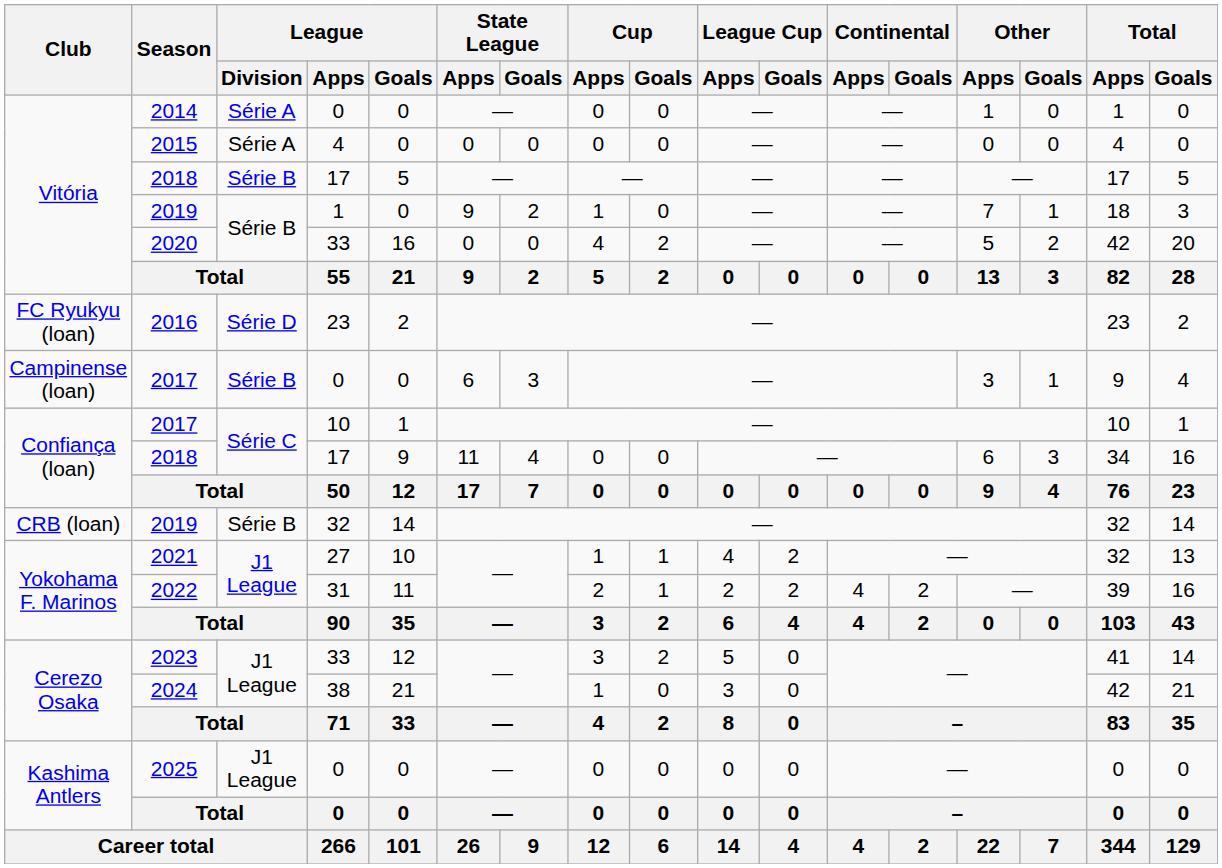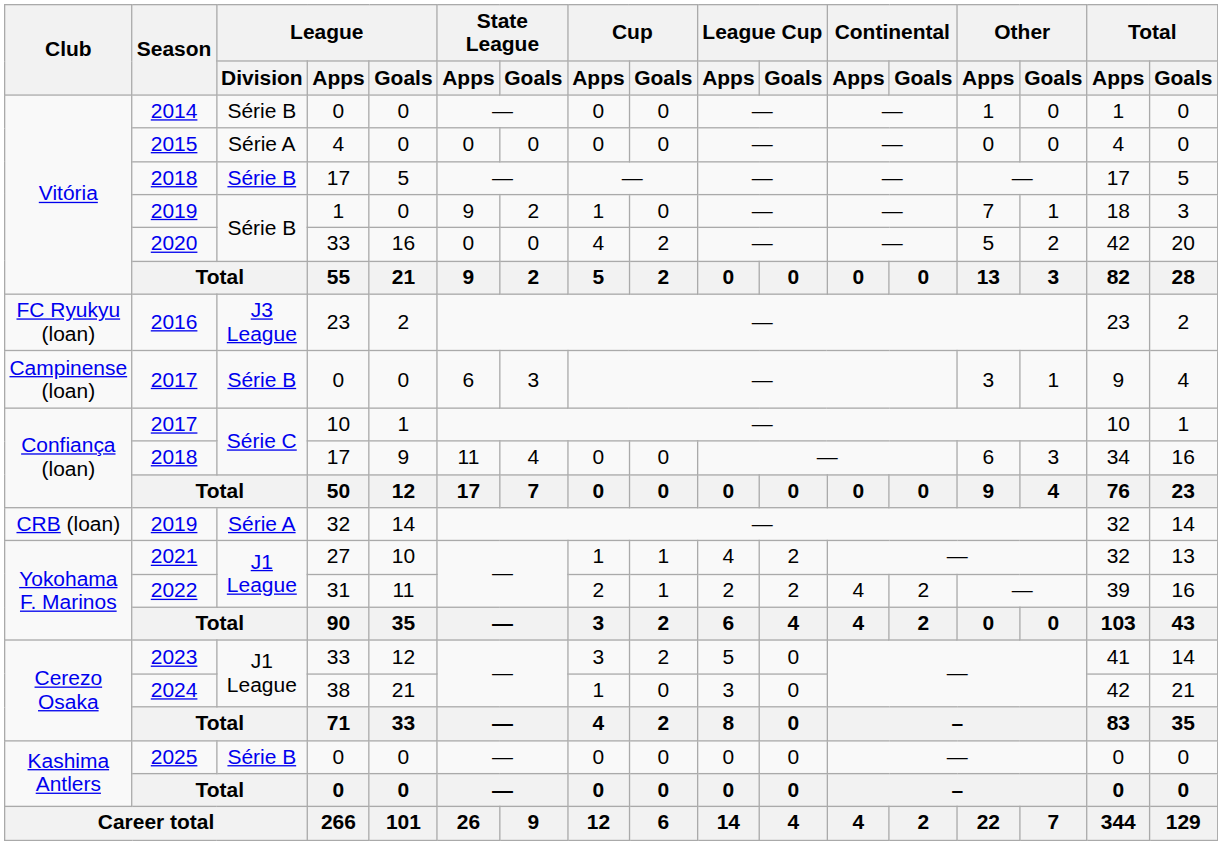(262, 111) Série A -> (262, 111) Série B
(262, 322) Série D -> (262, 322) J3 League
(262, 523) Série B -> (262, 523) Série A
(262, 768) J1 League -> (262, 756) Série B
